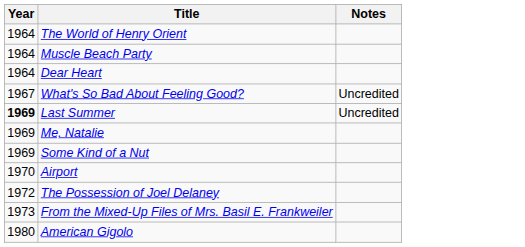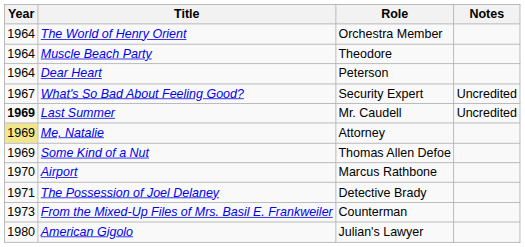+ column: (395, 14)
(21, 133) no background -> (21, 133) khaki background
(21, 192) 1972 -> (21, 192) 1971
